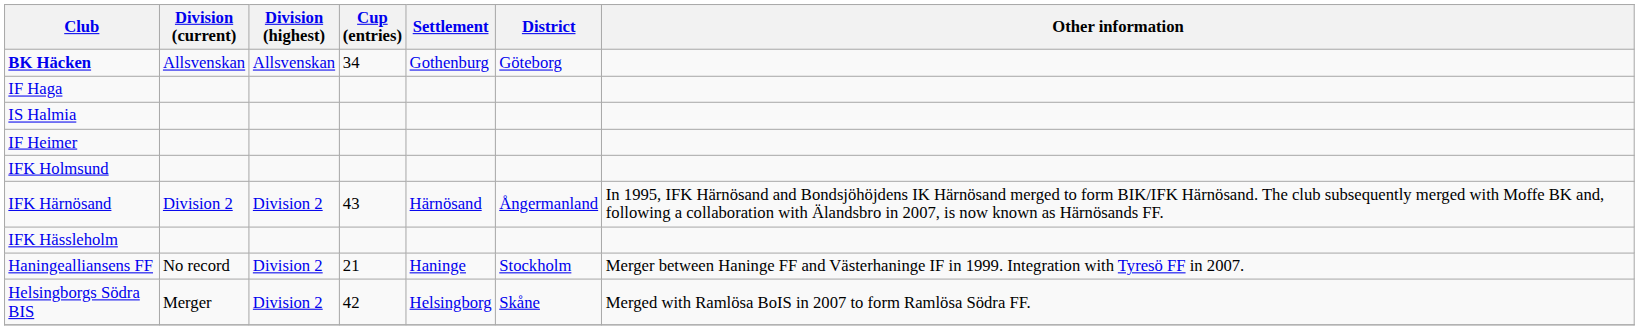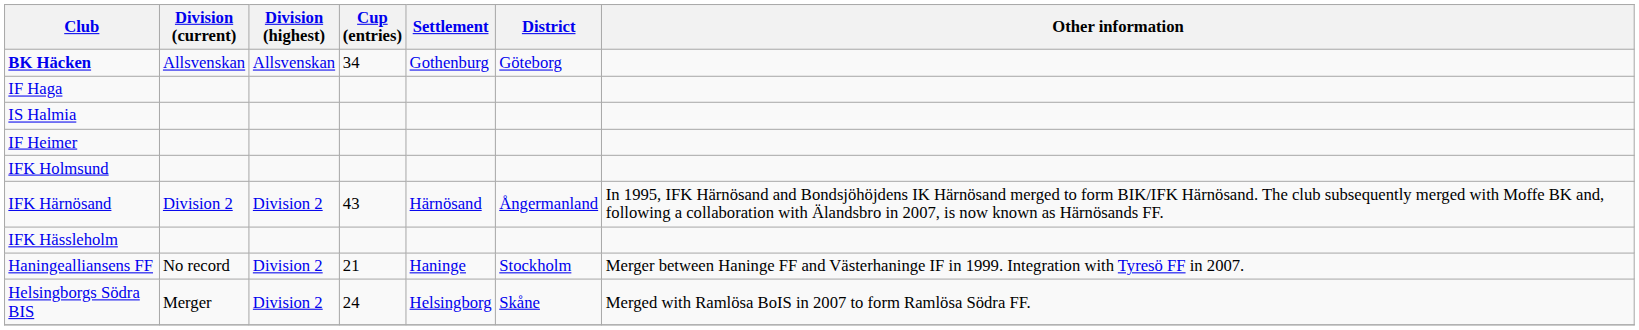(351, 302) 42 -> (351, 302) 24
